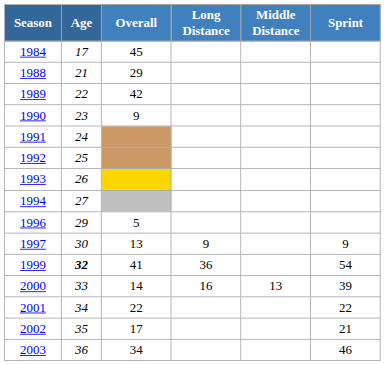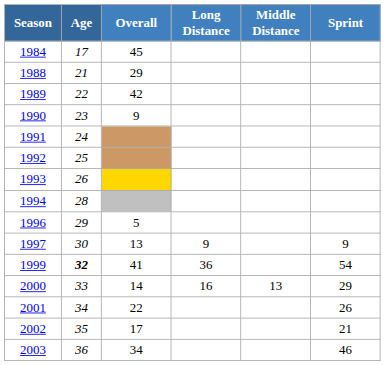(81, 201) 27 -> (81, 201) 28
(346, 286) 39 -> (346, 286) 29
(346, 307) 22 -> (346, 307) 26
